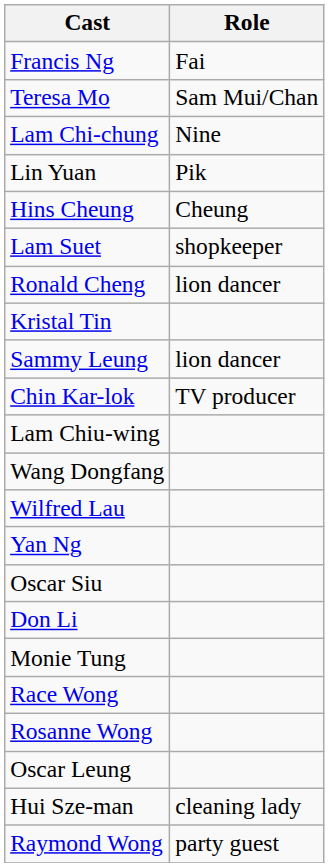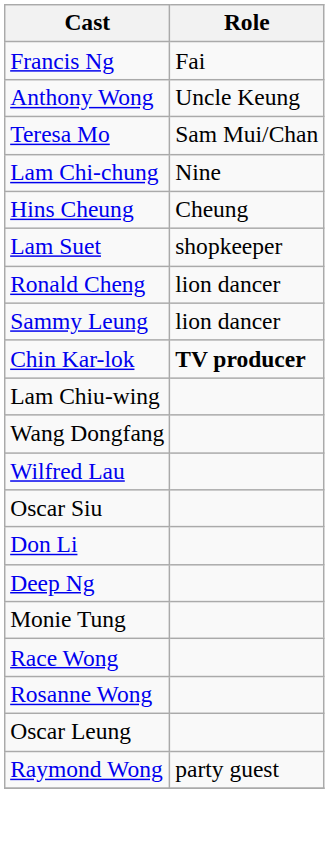+ row: (82, 97)
- row: (53, 172)
- row: (61, 321)
(235, 396) normal -> (240, 358) bold
- row: (46, 545)
+ row: (52, 582)
- row: (72, 806)
